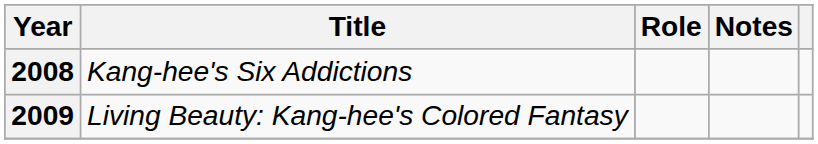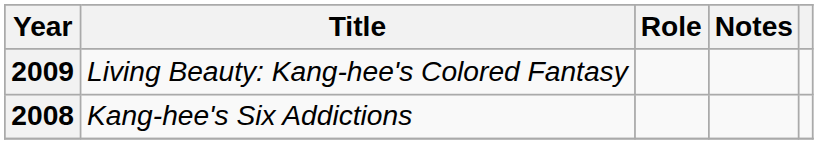rows swapped: (43, 71) <-> (43, 116)
